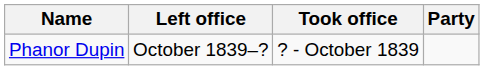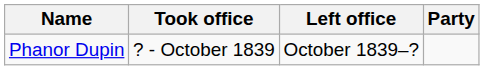columns swapped: (348, 19) <-> (201, 19)
